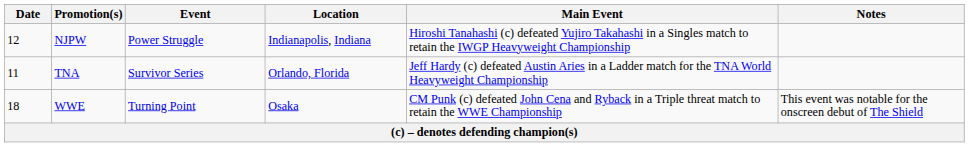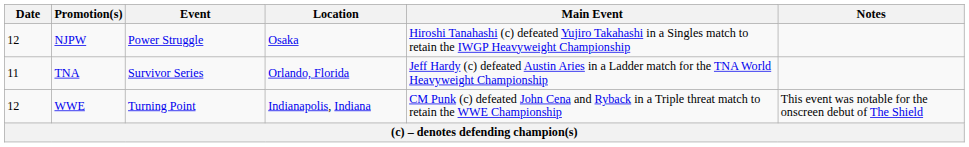(320, 40) Indianapolis, Indiana -> (283, 40) Osaka
(13, 106) 18 -> (13, 106) 12
(283, 106) Osaka -> (320, 106) Indianapolis, Indiana
